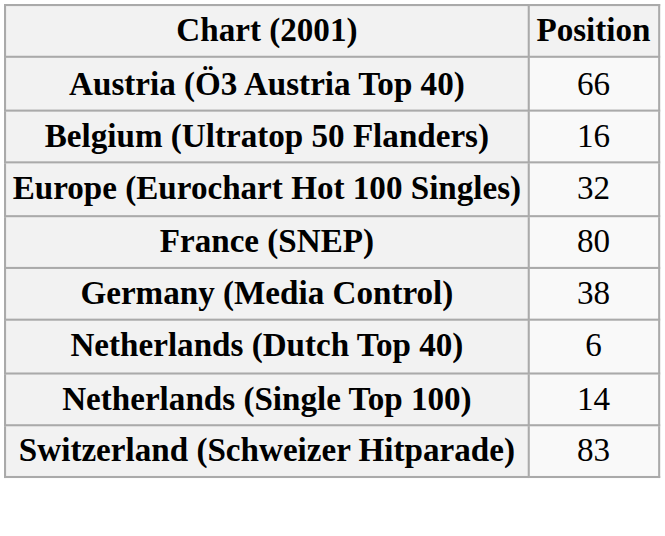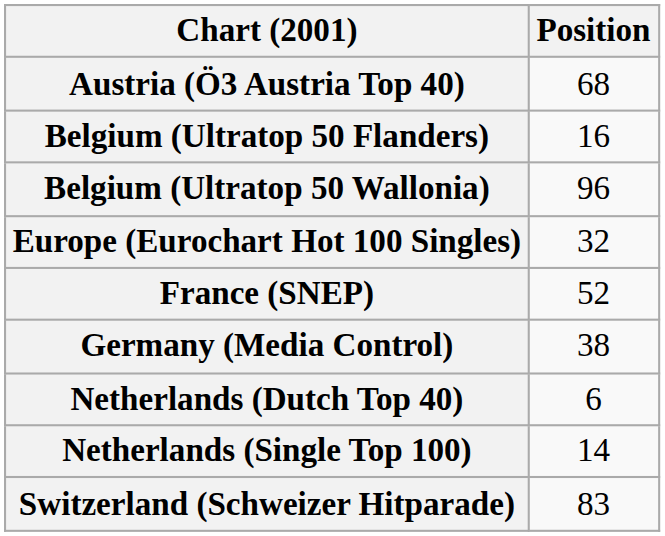(593, 83) 66 -> (593, 83) 68
+ row: (267, 188)
(593, 240) 80 -> (593, 293) 52
